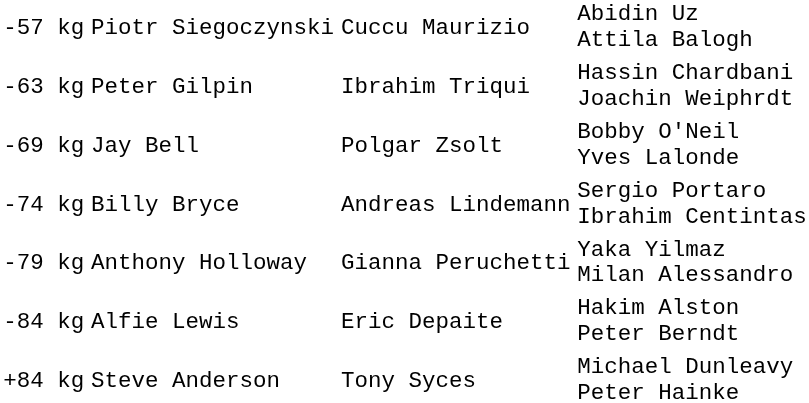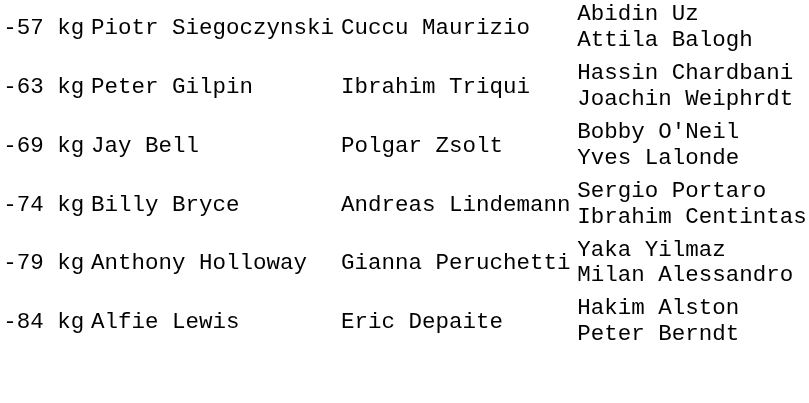- row: (44, 380)
